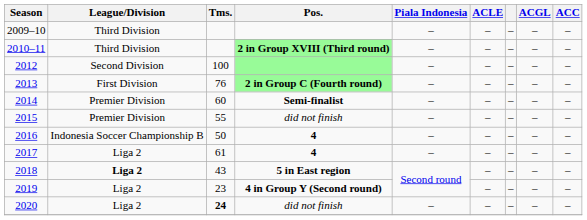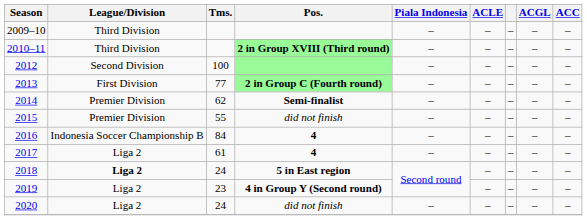(221, 83) 76 -> (221, 83) 77
(221, 100) 60 -> (221, 100) 62
(221, 135) 50 -> (221, 135) 84
(221, 170) 43 -> (221, 170) 24
(221, 205) bold -> (221, 205) normal
